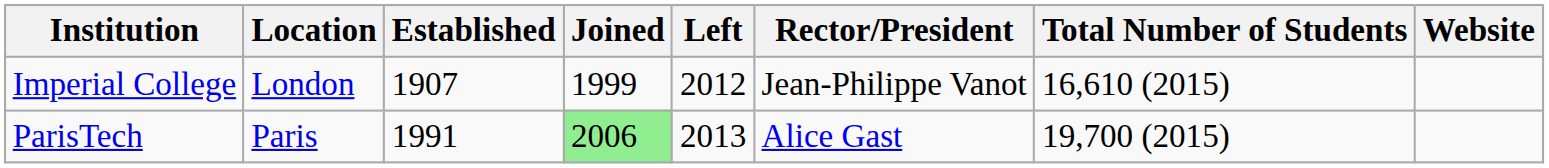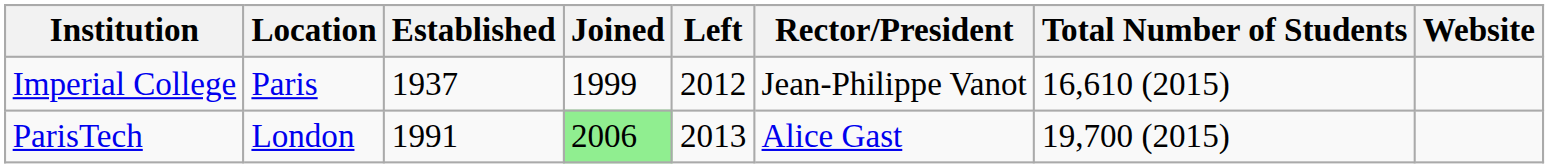(303, 83) London -> (285, 83) Paris
(425, 83) 1907 -> (425, 83) 1937
(285, 135) Paris -> (303, 135) London
